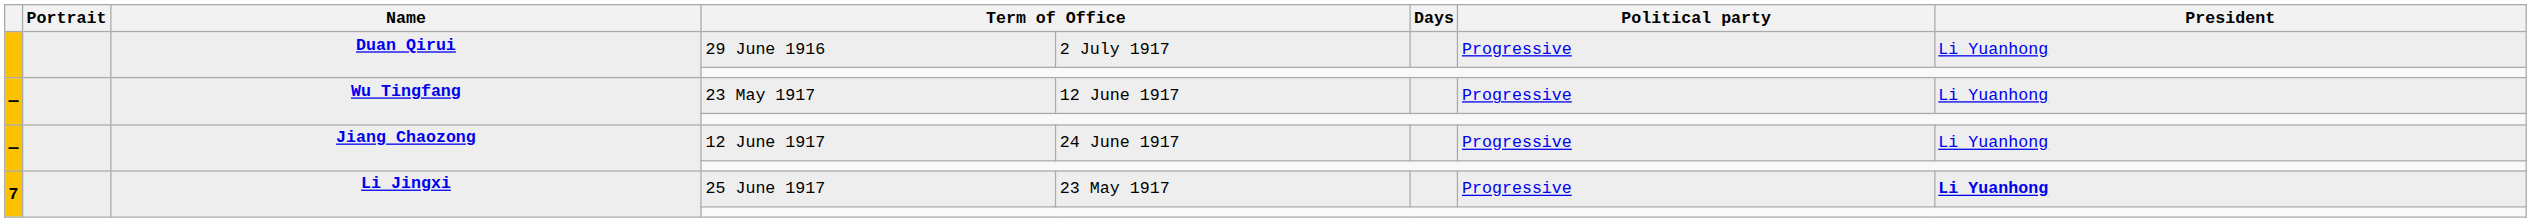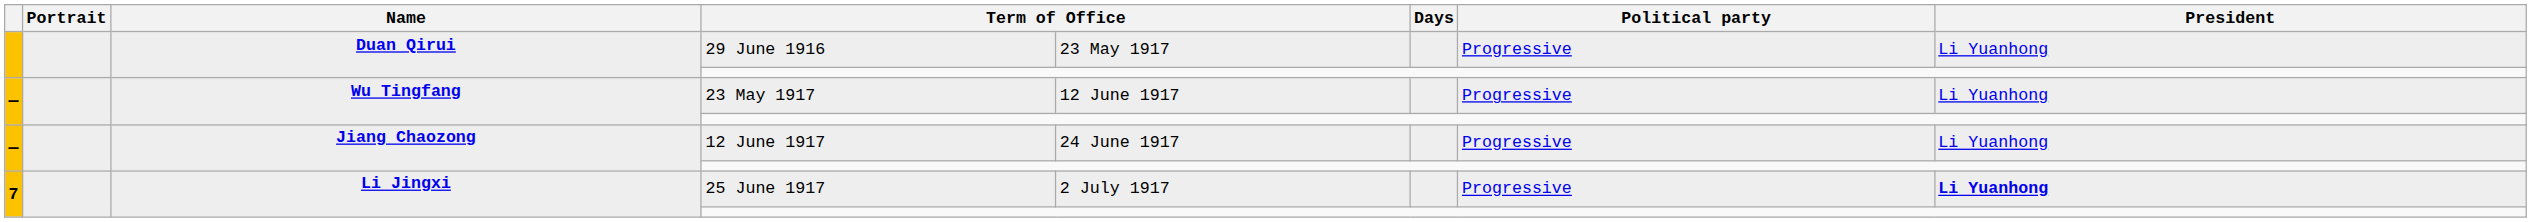(1115, 50) 2 July 1917 -> (1115, 50) 23 May 1917
(1115, 189) 23 May 1917 -> (1115, 189) 2 July 1917
